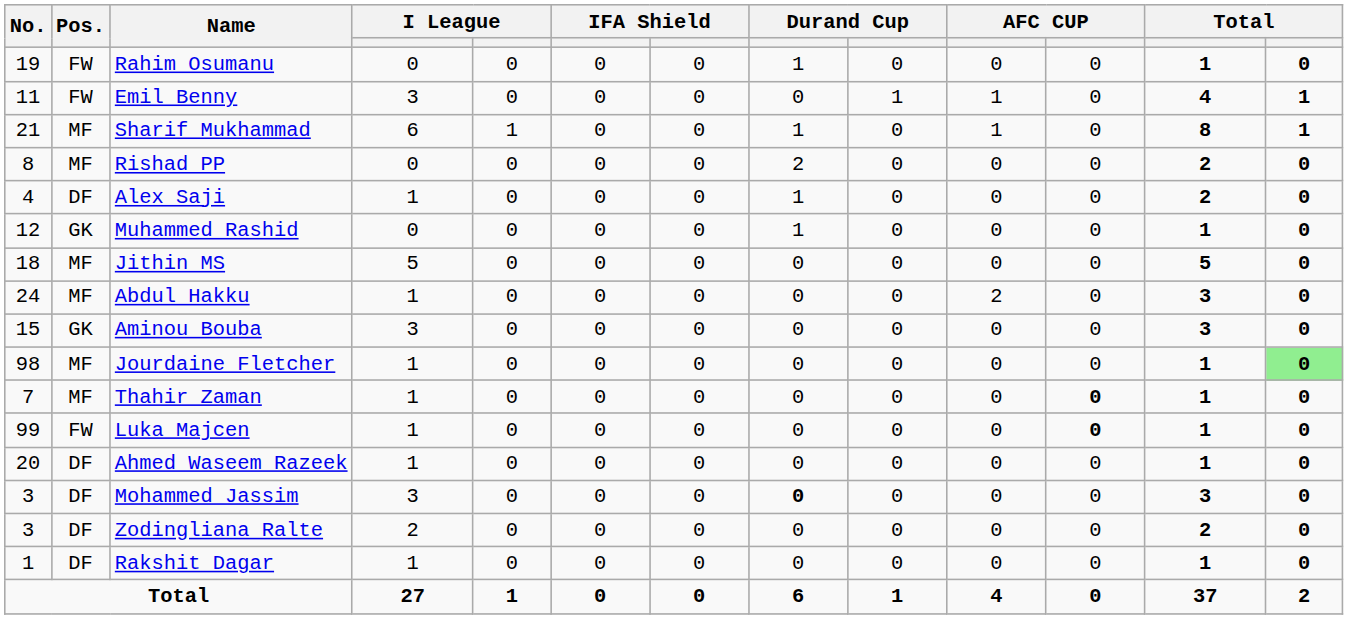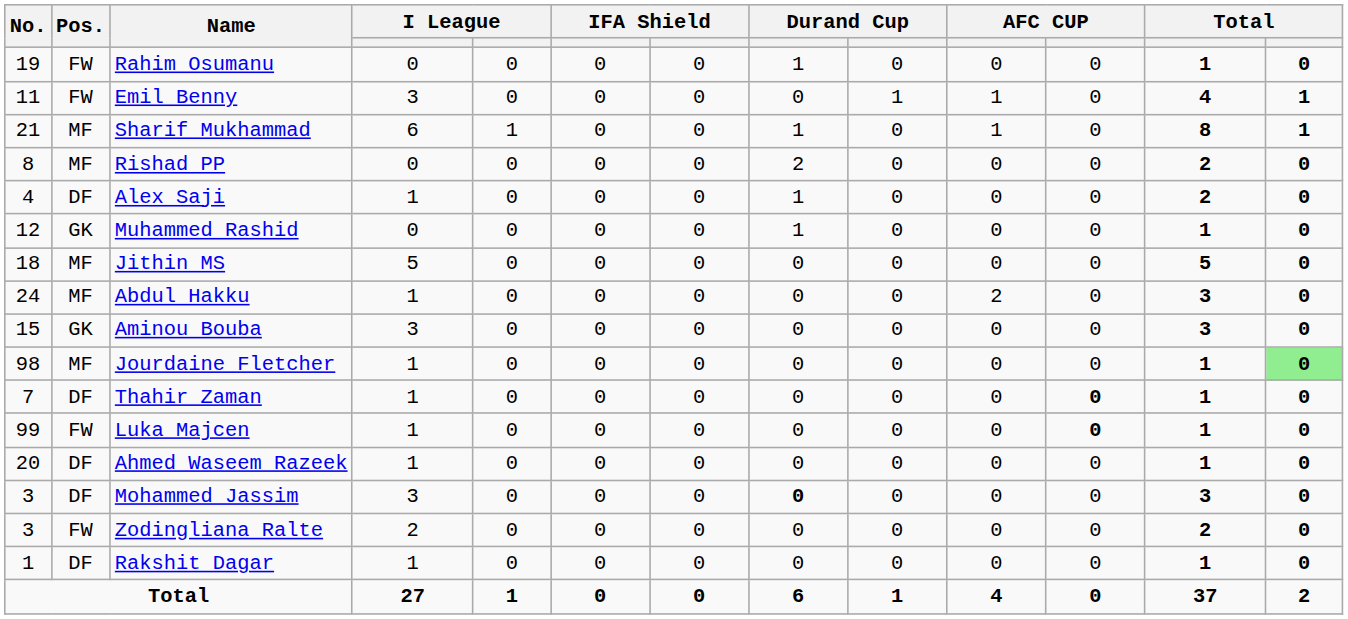(81, 397) MF -> (81, 397) DF
(81, 530) DF -> (81, 530) FW
